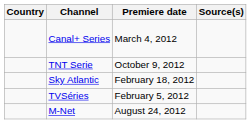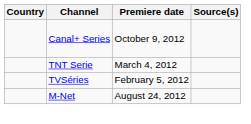(146, 38) March 4, 2012 -> (150, 38) October 9, 2012
(150, 65) October 9, 2012 -> (146, 65) March 4, 2012
- row: (74, 80)
